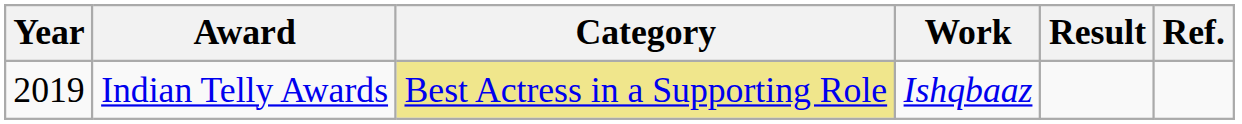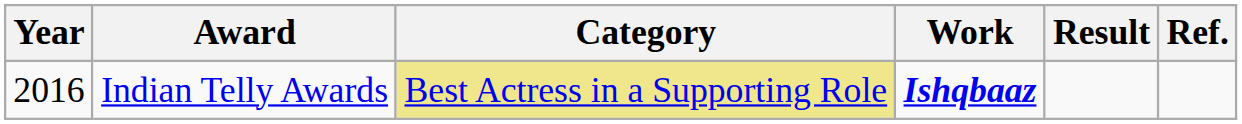(49, 89) 2019 -> (49, 89) 2016
(968, 89) normal -> (970, 89) bold
